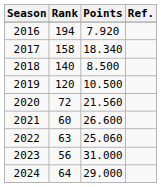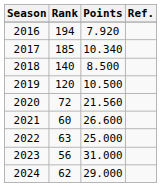(65, 49) 158 -> (65, 49) 185
(103, 49) 18.340 -> (103, 49) 10.340
(103, 138) 25.060 -> (103, 138) 25.000
(65, 173) 64 -> (65, 173) 62
